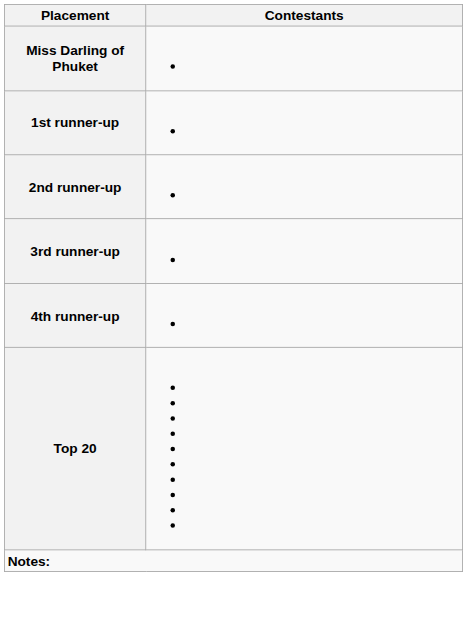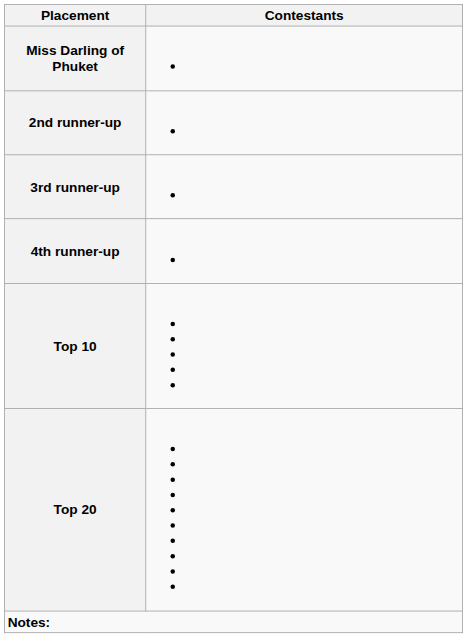- row: (75, 123)
+ row: (75, 346)
